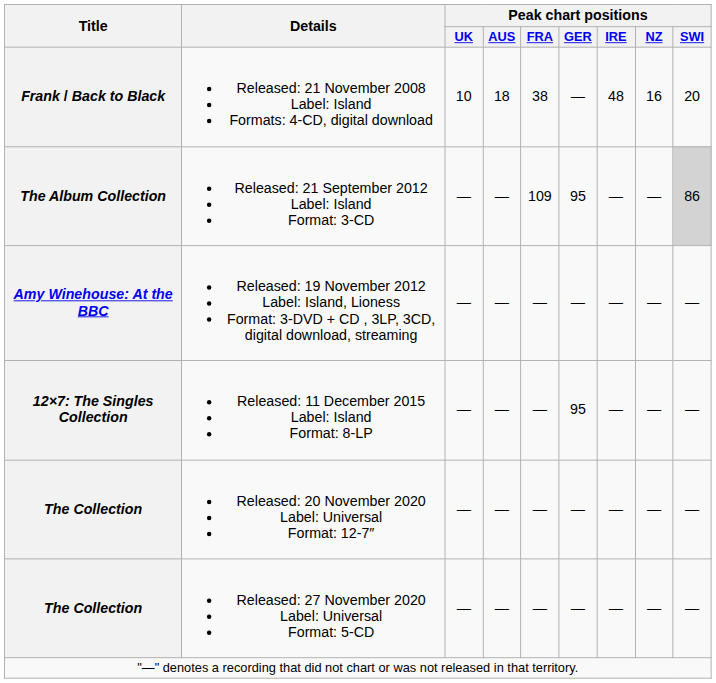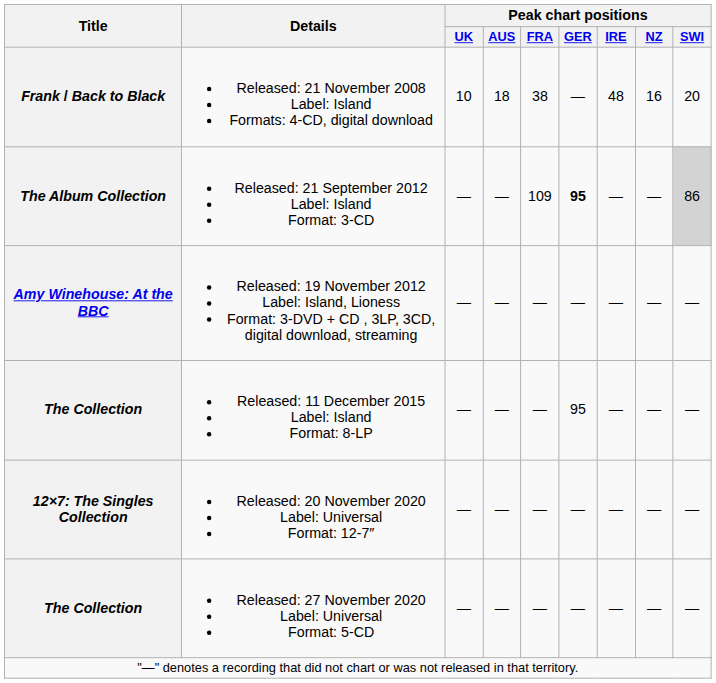(578, 196) normal -> (578, 196) bold
(93, 410) 12×7: The Singles Collection -> (93, 410) The Collection
(93, 509) The Collection -> (93, 509) 12×7: The Singles Collection
